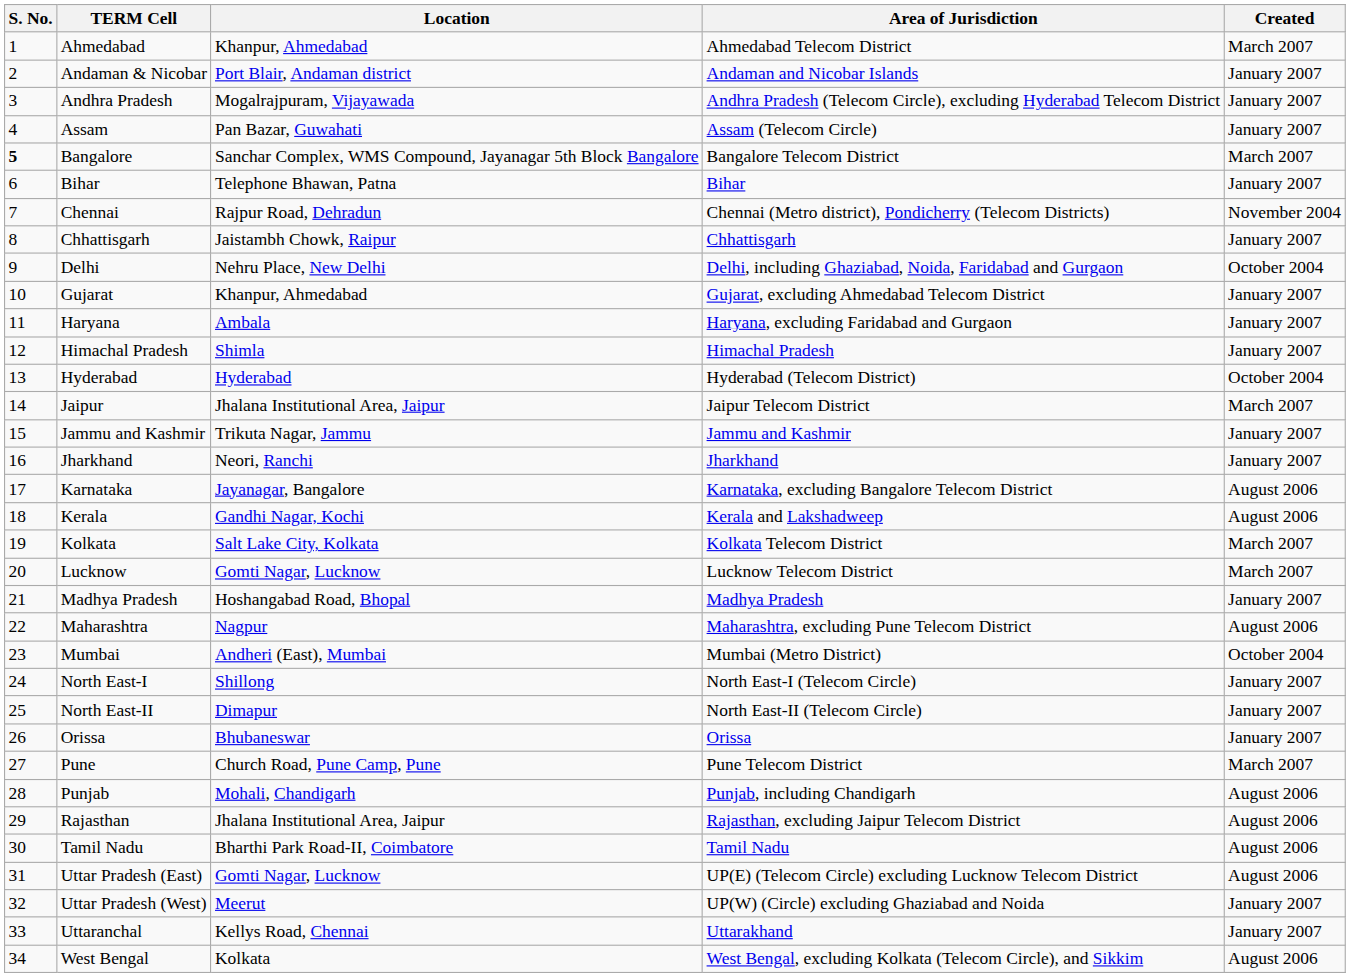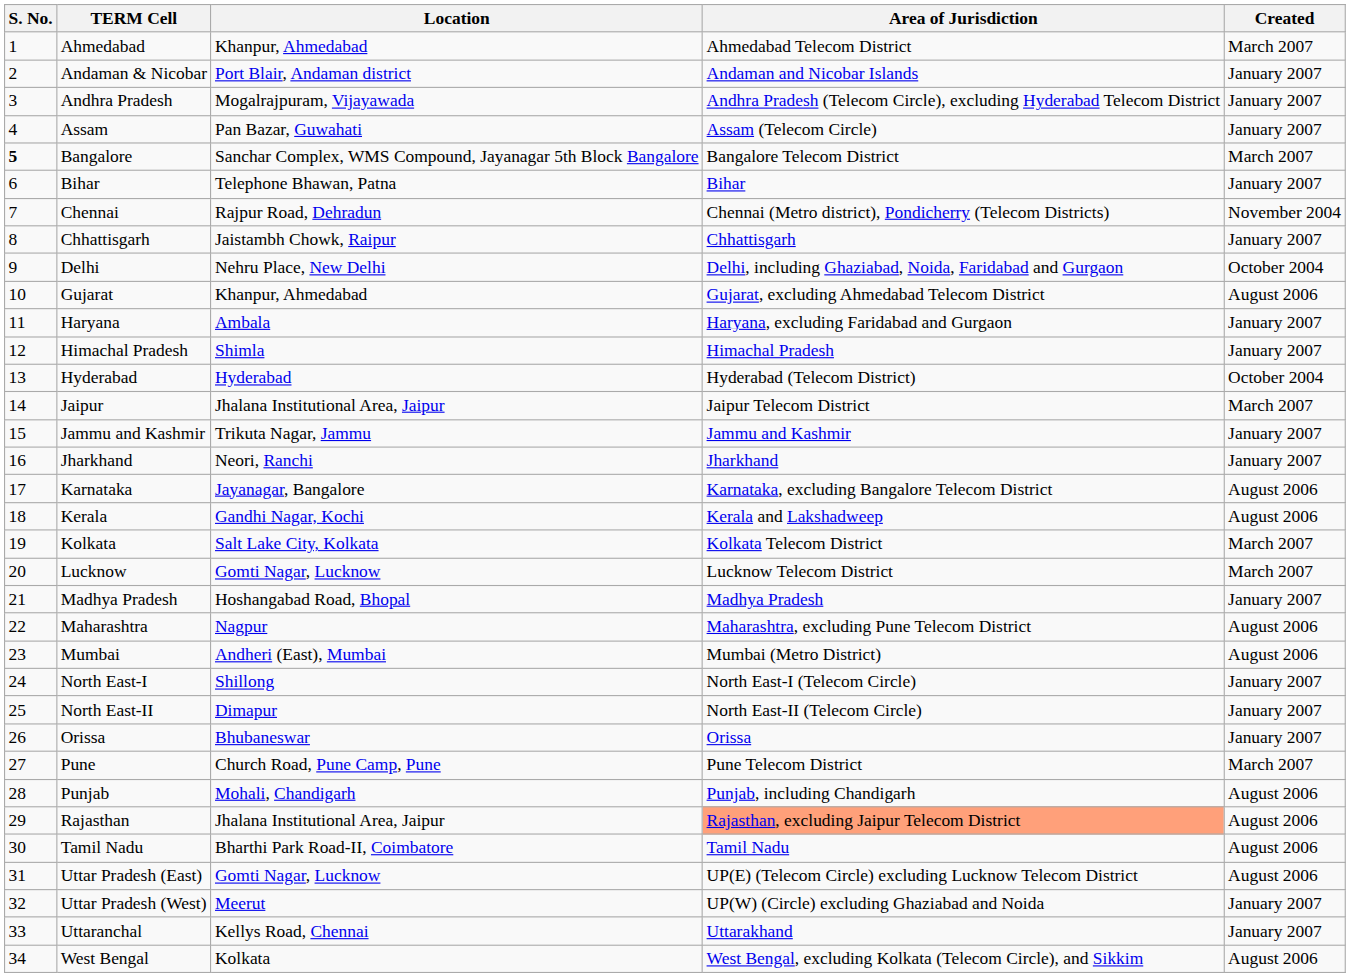(1275, 294) January 2007 -> (1273, 294) August 2006
(1276, 654) October 2004 -> (1273, 654) August 2006
(863, 820) no background -> (863, 820) lightsalmon background
